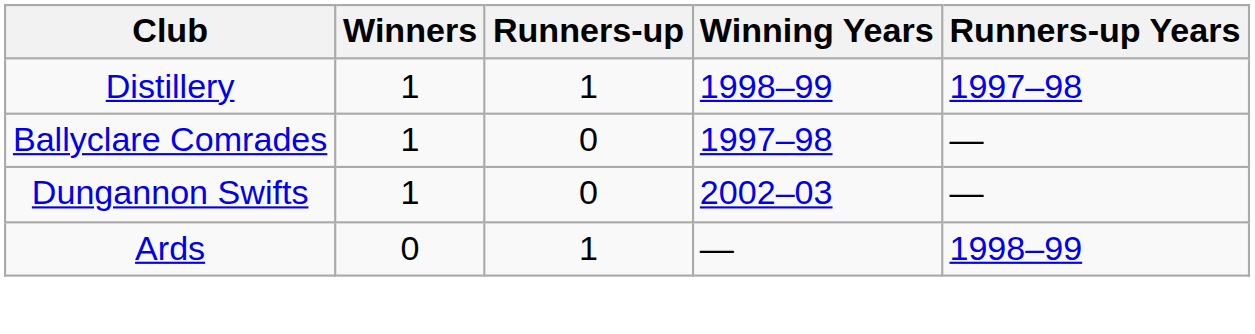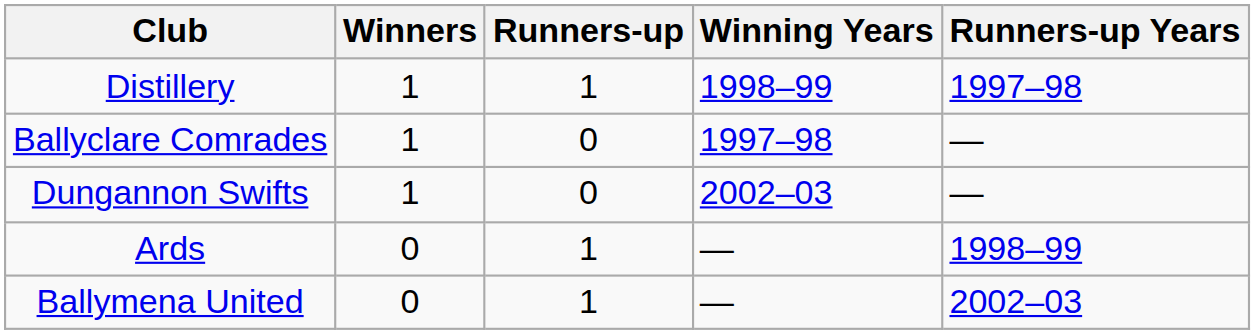+ row: (170, 301)
